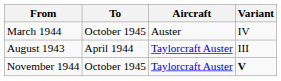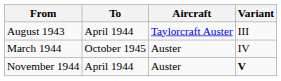rows swapped: (36, 48) <-> (34, 31)
(115, 66) October 1945 -> (109, 66) April 1944
(192, 66) Taylorcraft Auster -> (166, 66) Auster
